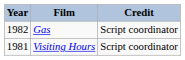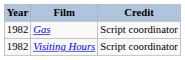(18, 47) 1981 -> (18, 47) 1982
